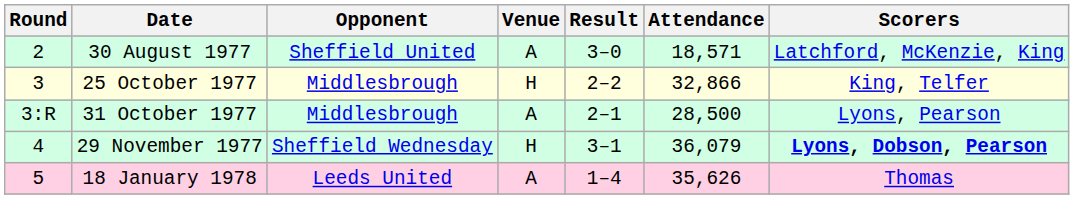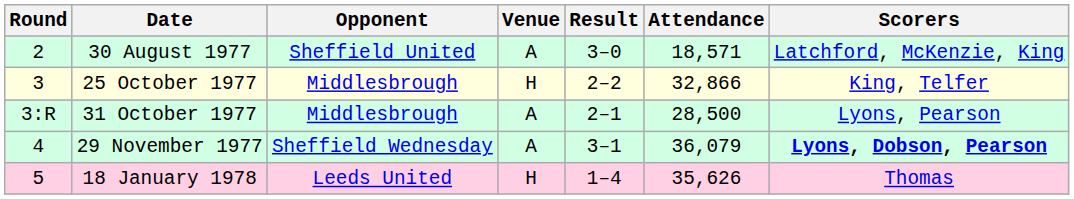(531, 147) H -> (531, 147) A
(531, 178) A -> (531, 178) H
